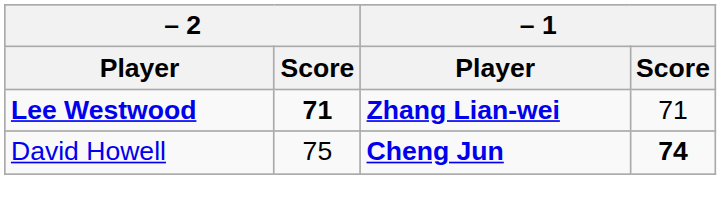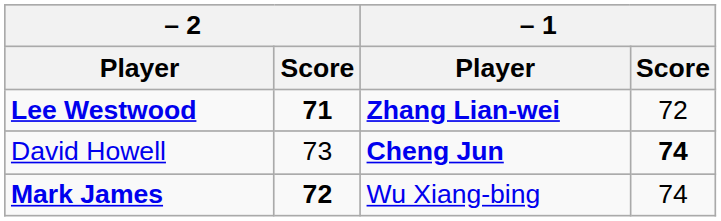(673, 109) 71 -> (673, 109) 72
(317, 151) 75 -> (317, 151) 73
+ row: (87, 194)
